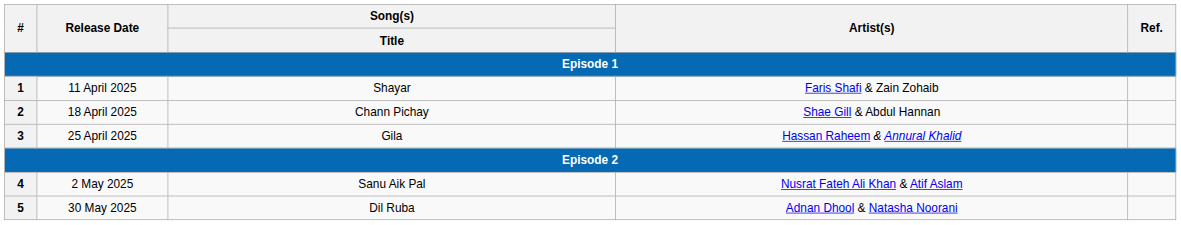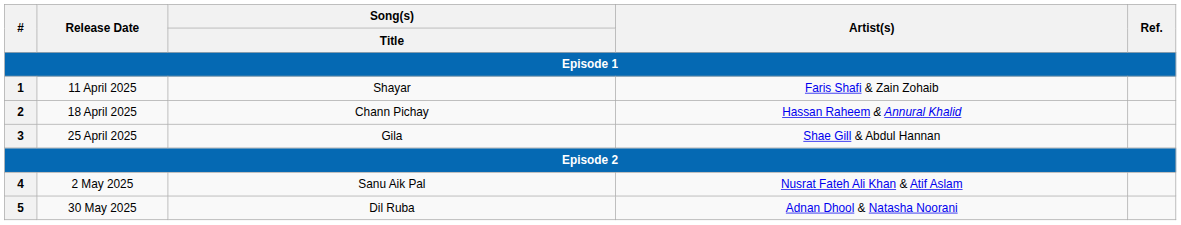(872, 112) Shae Gill & Abdul Hannan -> (872, 112) Hassan Raheem & Annural Khalid
(872, 136) Hassan Raheem & Annural Khalid -> (872, 136) Shae Gill & Abdul Hannan
